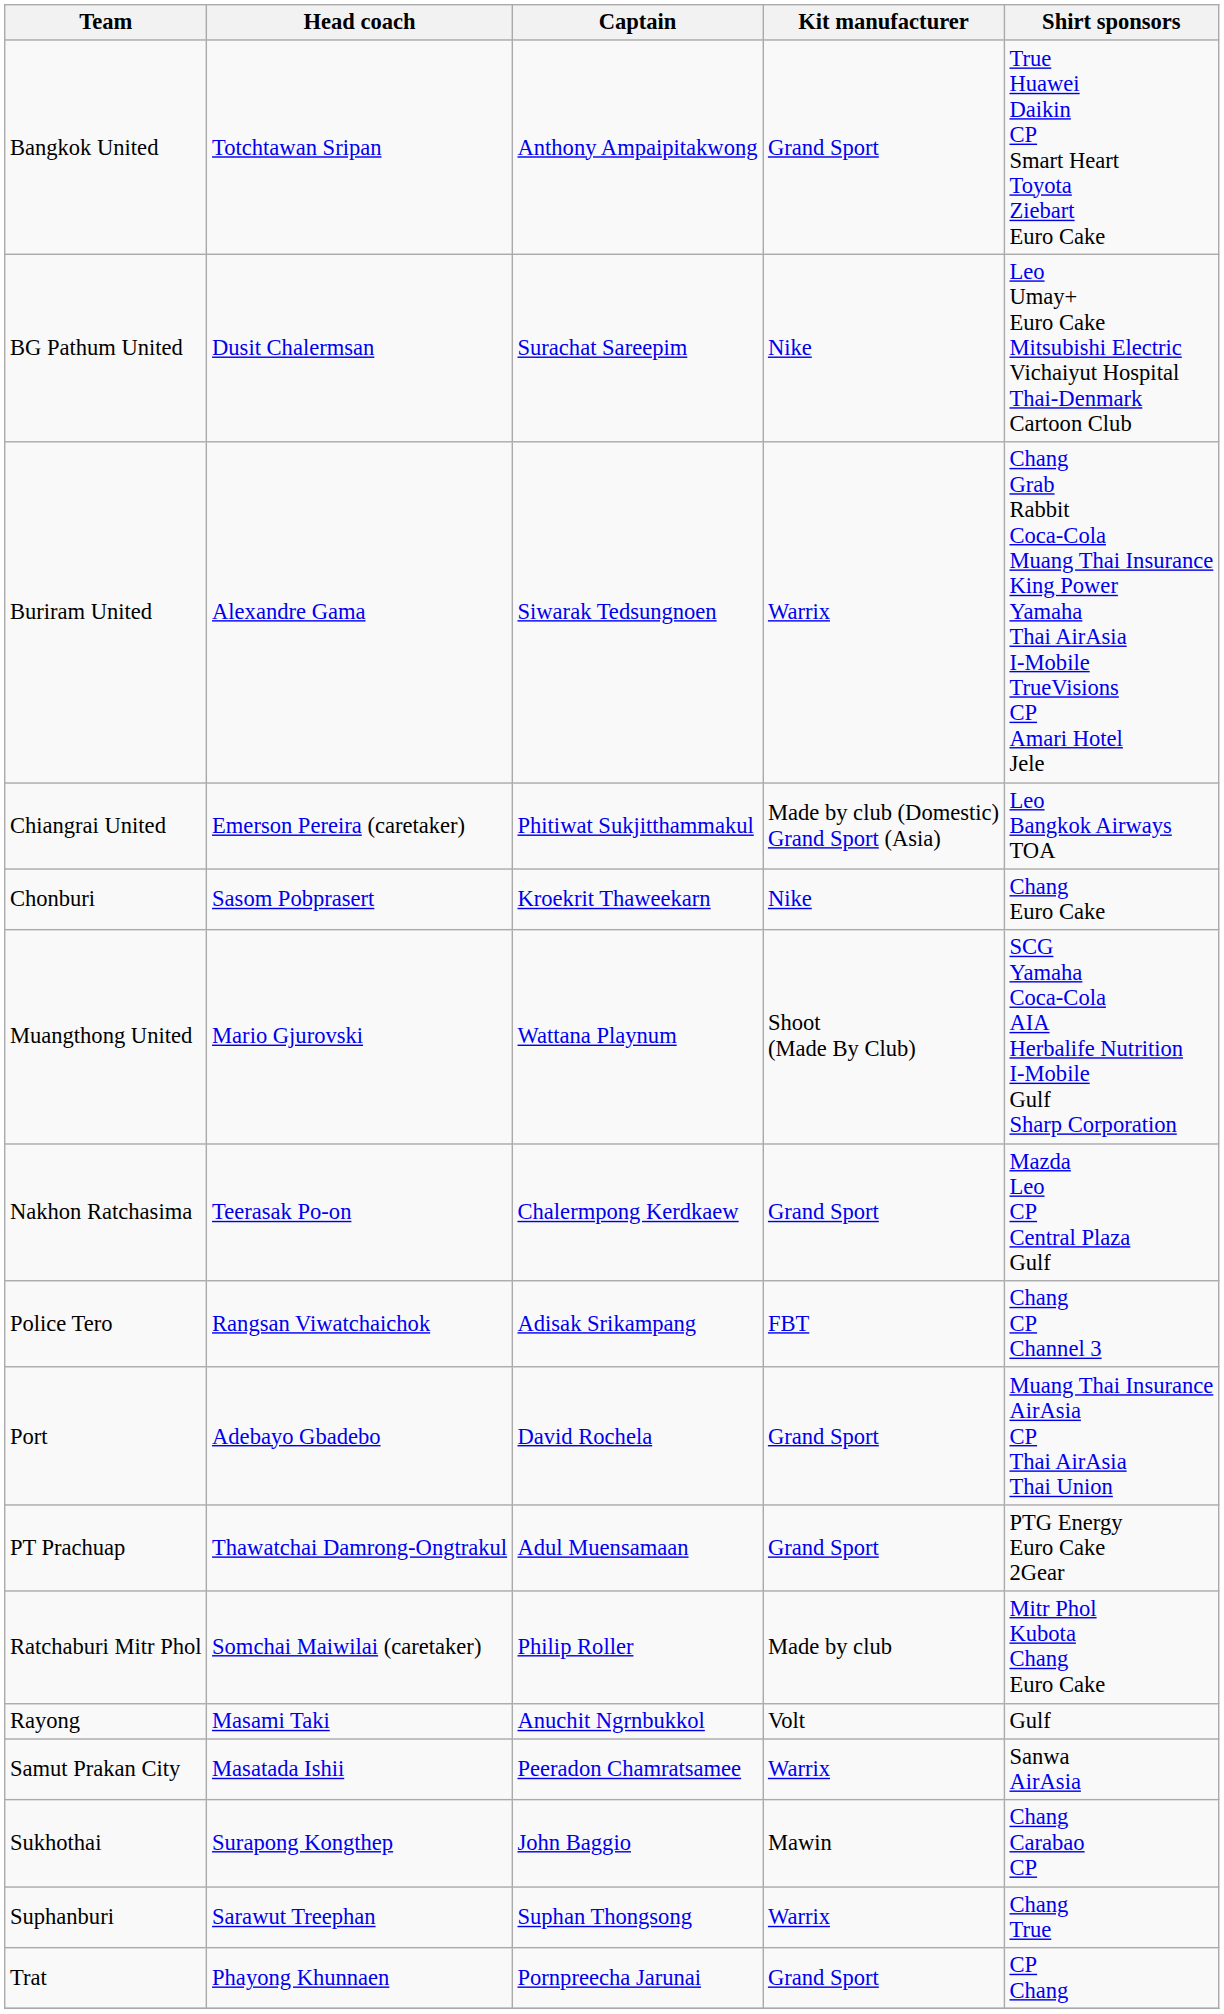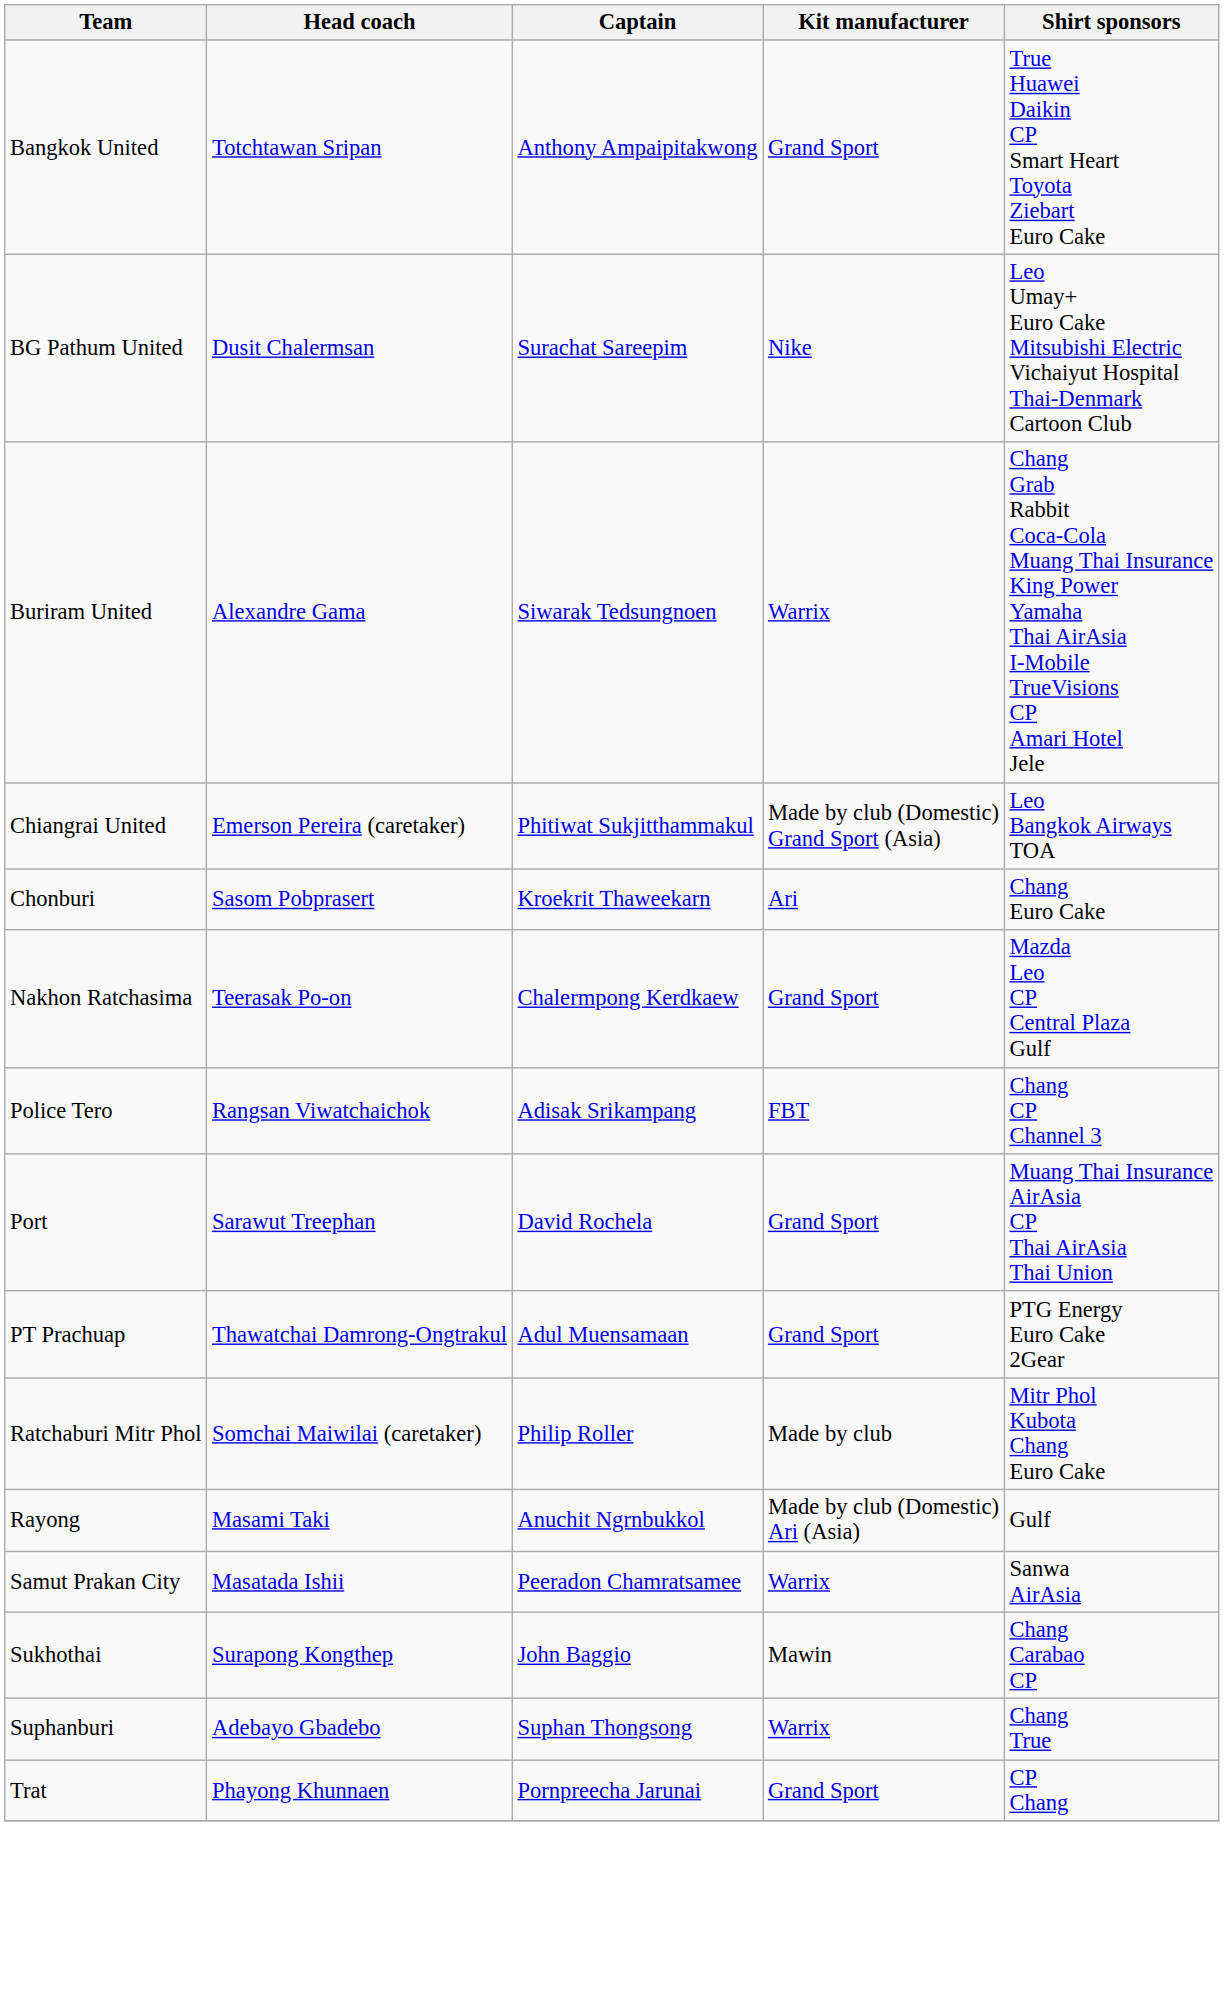(790, 899) Nike -> (783, 899) Ari
- row: (101, 1036)
(296, 1435) Adebayo Gbadebo -> (294, 1222) Sarawut Treephan
(787, 1720) Volt -> (883, 1519) Made by club (Domestic) Ari (Asia)
(294, 1916) Sarawut Treephan -> (296, 1728) Adebayo Gbadebo
